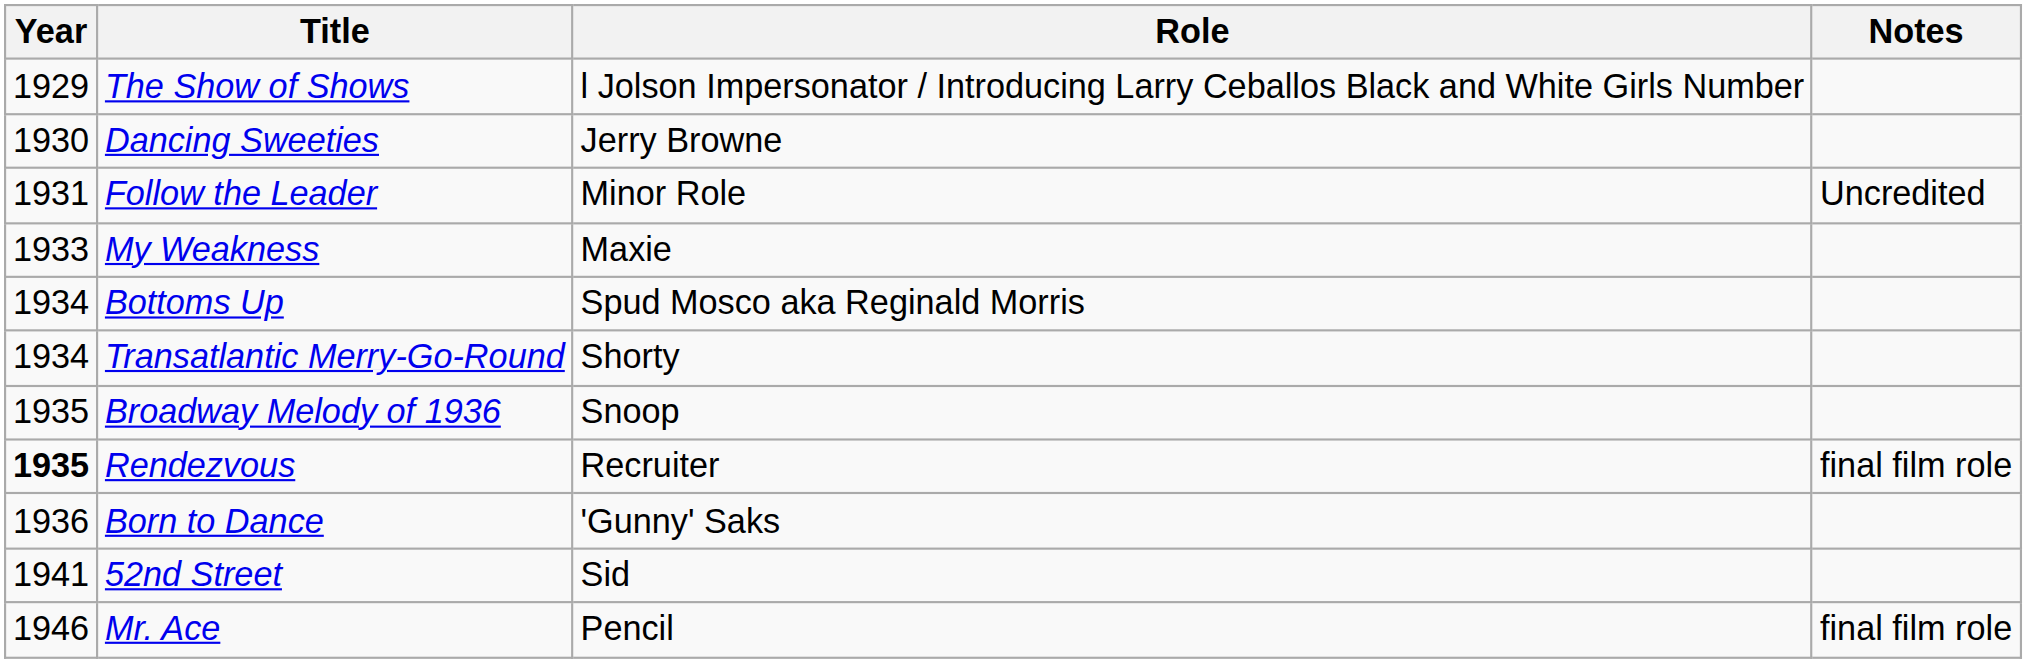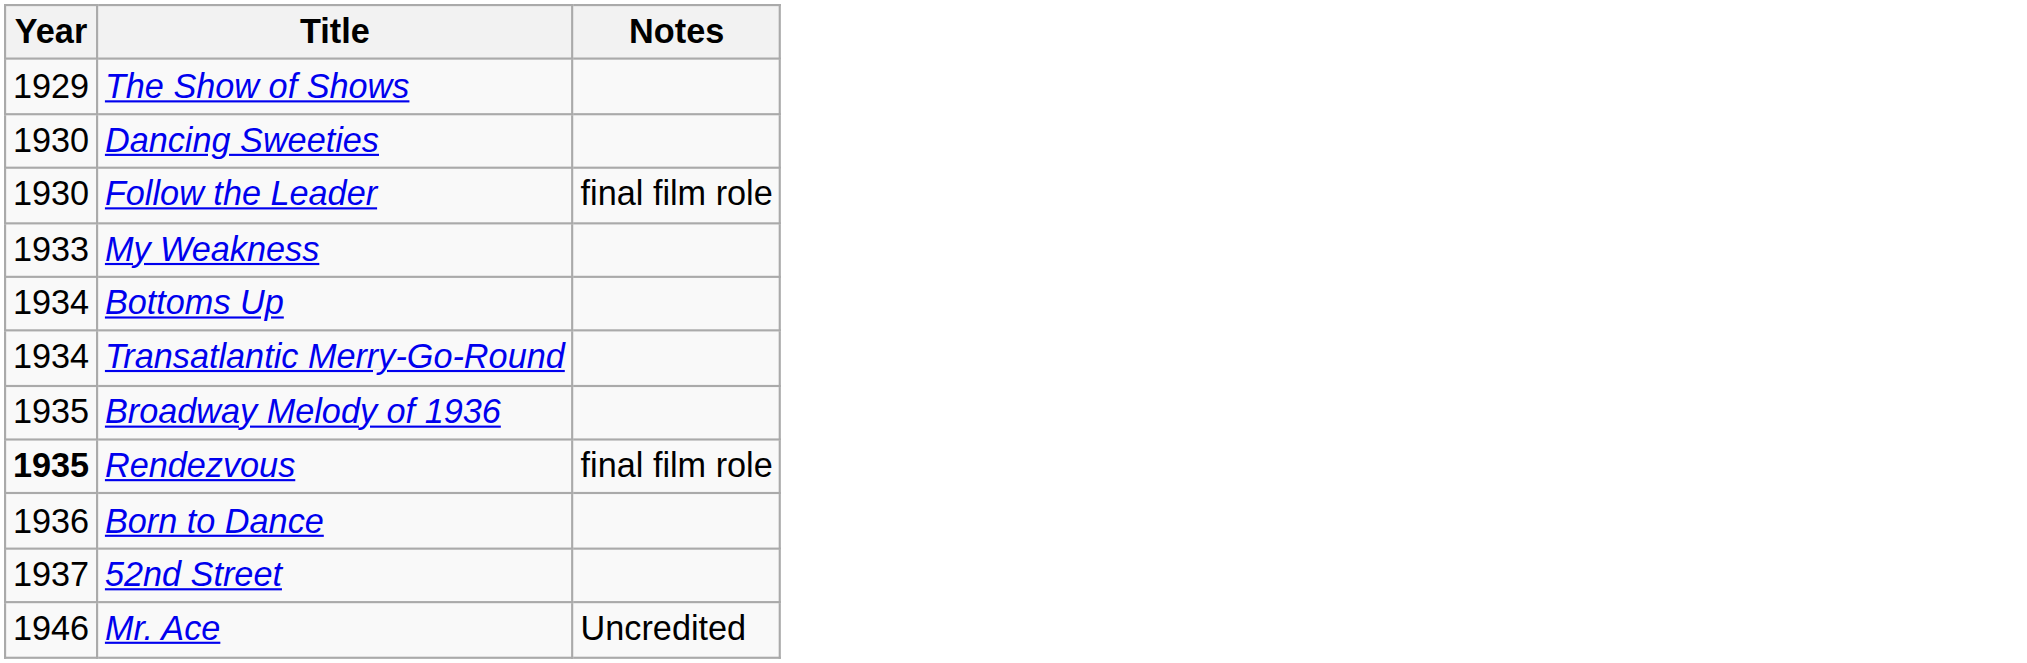- column: (1192, 31)
(51, 194) 1931 -> (51, 194) 1930
(1903, 194) Uncredited -> (677, 194) final film role
(51, 574) 1941 -> (51, 574) 1937
(1916, 628) final film role -> (663, 628) Uncredited
